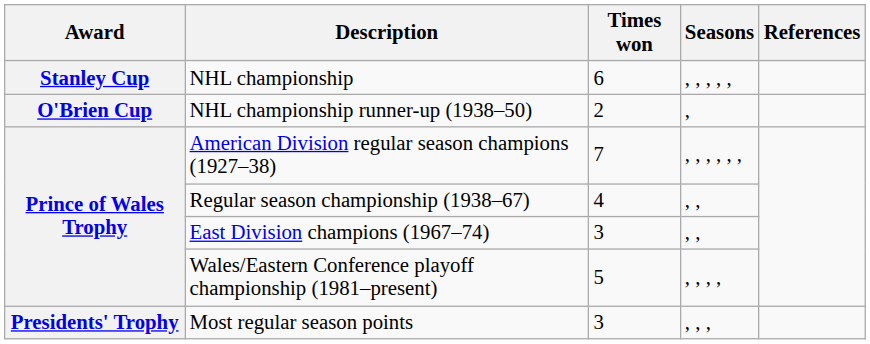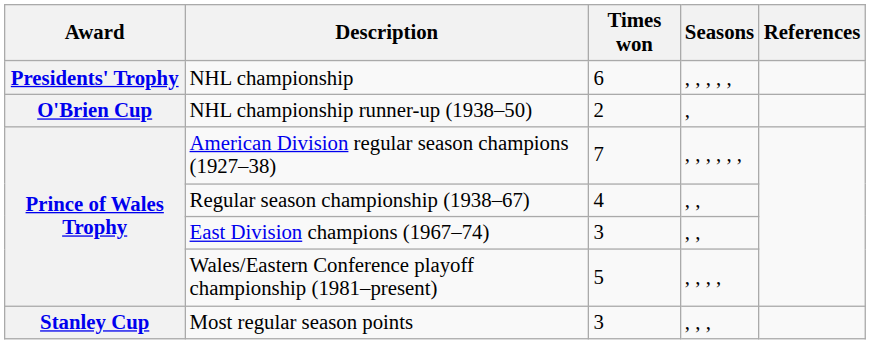(95, 77) Stanley Cup -> (95, 77) Presidents' Trophy
(95, 322) Presidents' Trophy -> (95, 322) Stanley Cup
